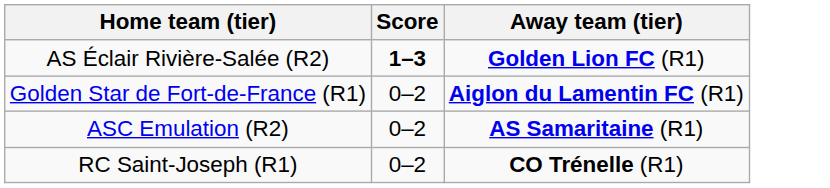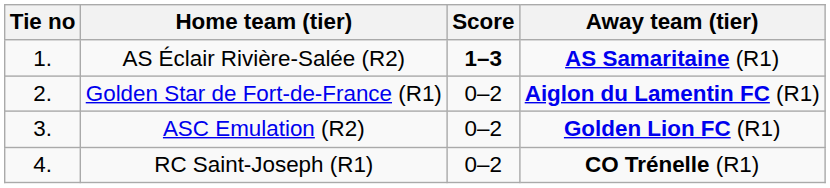+ column: (43, 22)
(596, 57) Golden Lion FC (R1) -> (672, 57) AS Samaritaine (R1)
(596, 128) AS Samaritaine (R1) -> (672, 128) Golden Lion FC (R1)
